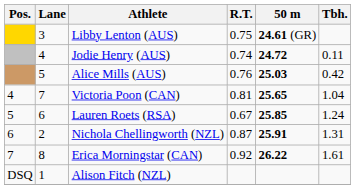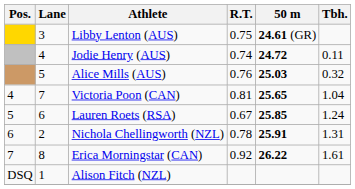(333, 74) 0.42 -> (333, 74) 0.32
(241, 134) 0.87 -> (241, 134) 0.78
